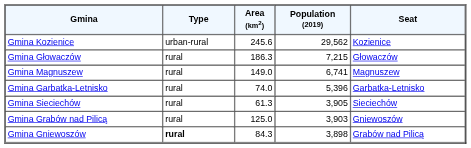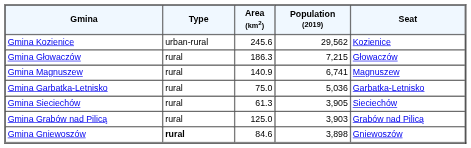(261, 72) 149.0 -> (261, 72) 140.9
(264, 88) 74.0 -> (264, 88) 75.0
(337, 88) 5,396 -> (337, 88) 5,036
(378, 119) Gniewoszów -> (388, 119) Grabów nad Pilicą
(264, 134) 84.3 -> (264, 134) 84.6
(388, 134) Grabów nad Pilicą -> (378, 134) Gniewoszów
